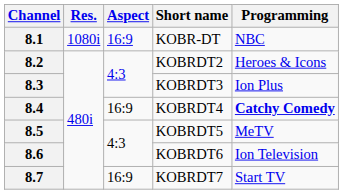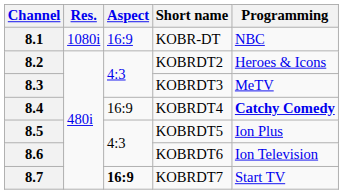(259, 85) Ion Plus -> (254, 85) MeTV
(254, 131) MeTV -> (259, 131) Ion Plus
(120, 177) normal -> (120, 177) bold
